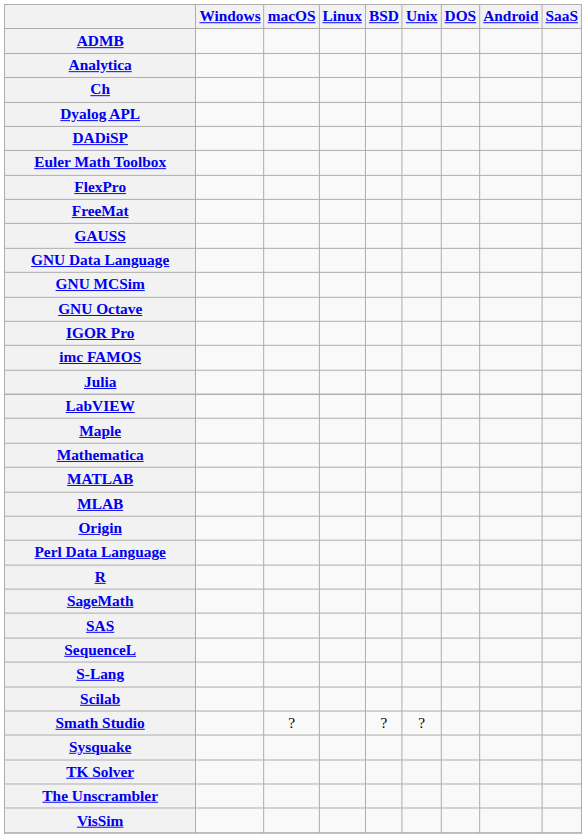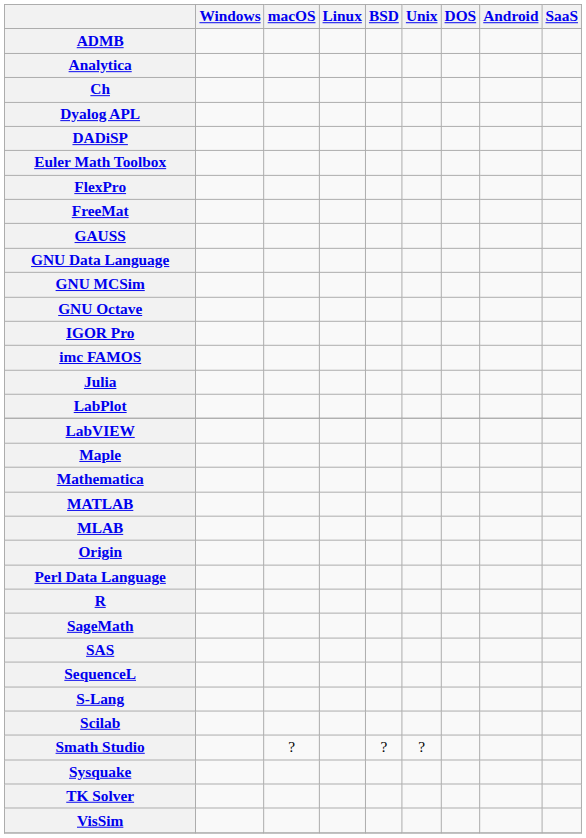+ row: (100, 406)
- row: (100, 796)
